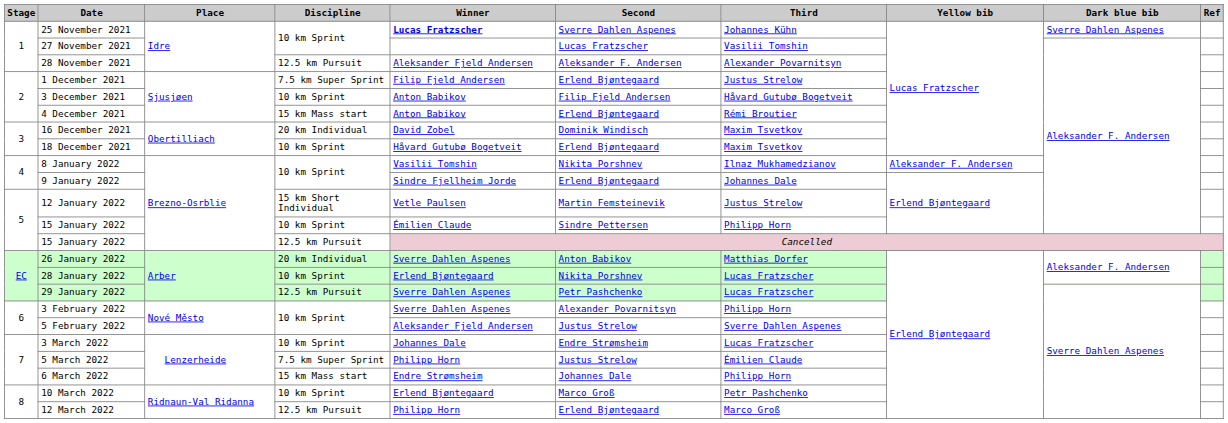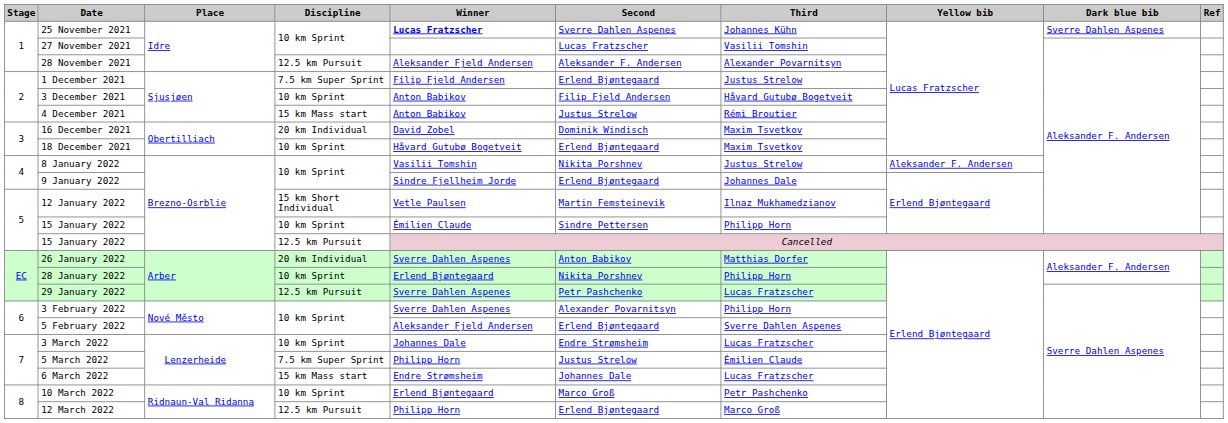(609, 114) Erlend Bjøntegaard -> (598, 114) Justus Strelow
(780, 164) Ilnaz Mukhamedzianov -> (763, 164) Justus Strelow
(763, 203) Justus Strelow -> (780, 203) Ilnaz Mukhamedzianov
(769, 276) Lucas Fratzscher -> (758, 276) Philipp Horn
(598, 326) Justus Strelow -> (609, 326) Erlend Bjøntegaard
(758, 377) Philipp Horn -> (769, 377) Lucas Fratzscher
